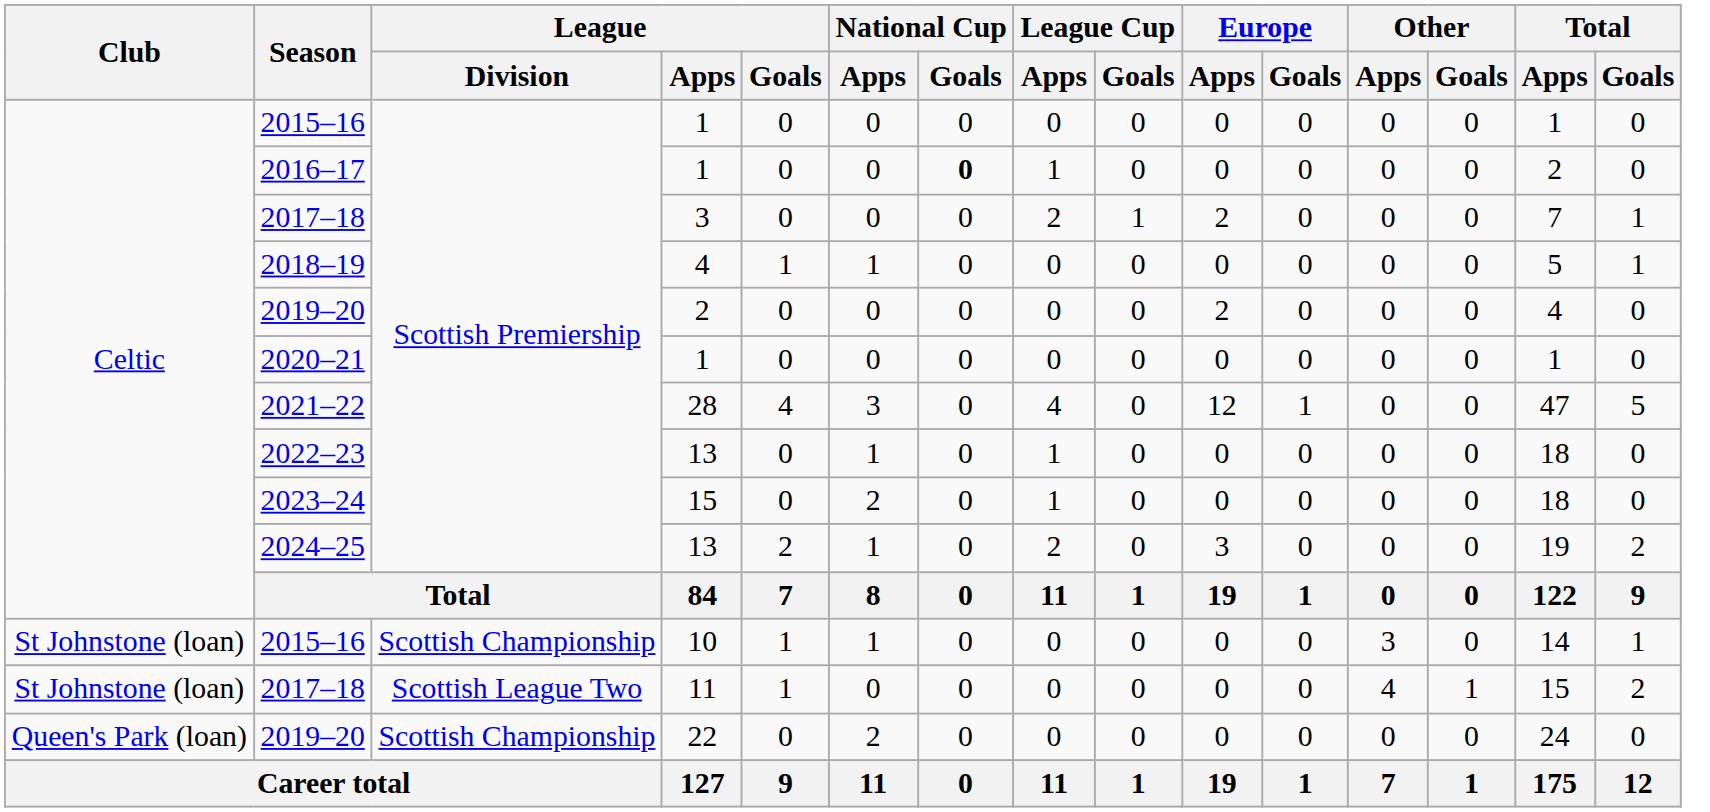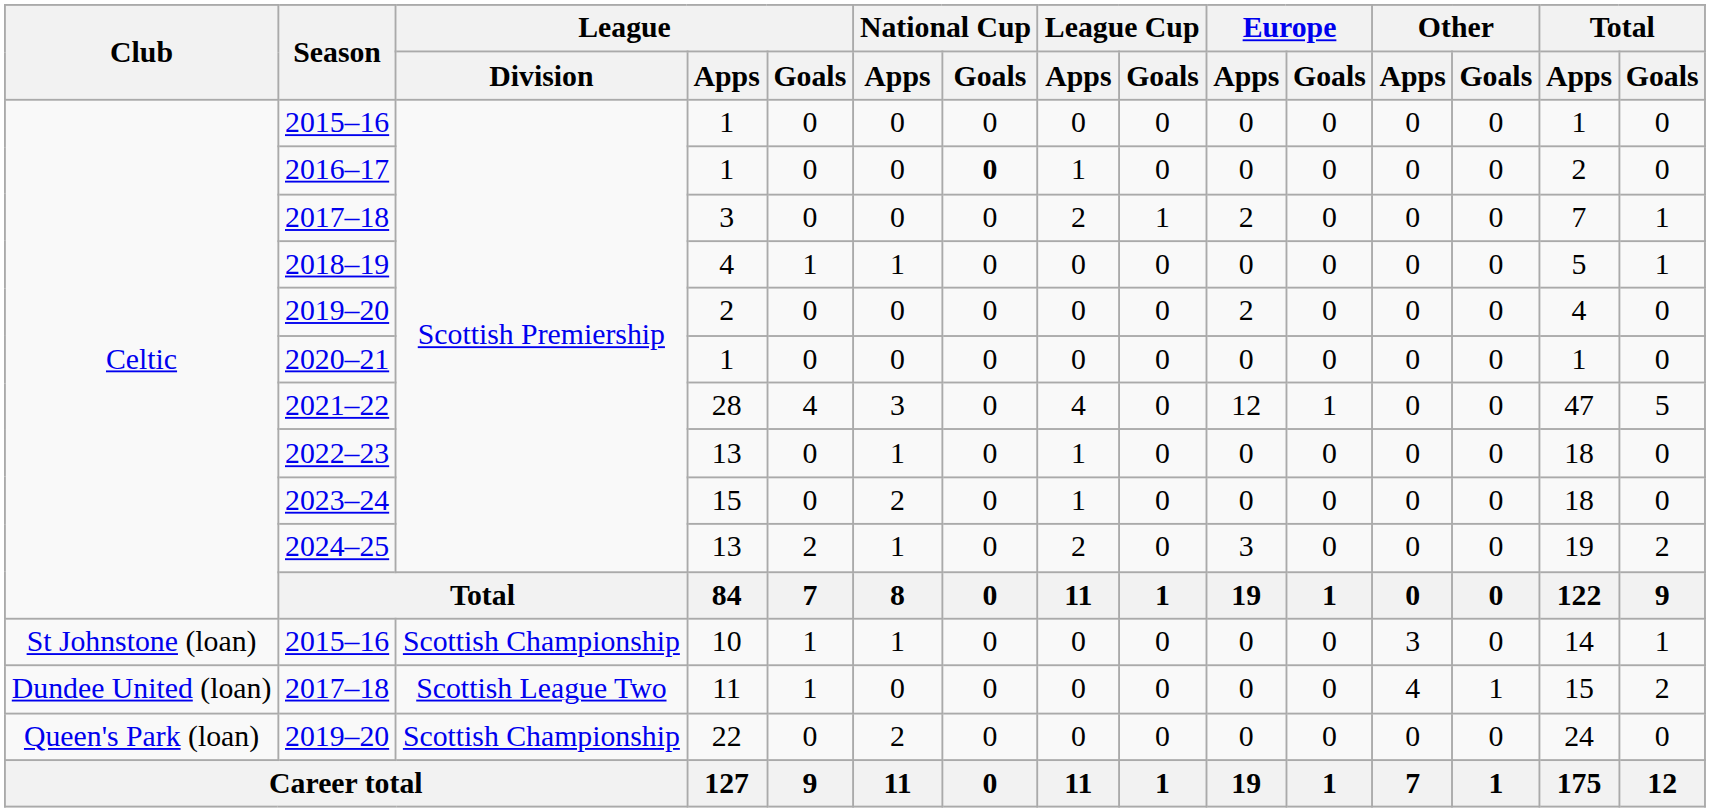(129, 688) St Johnstone (loan) -> (142, 688) Dundee United (loan)
